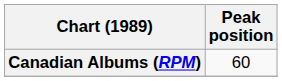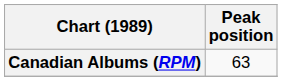(241, 62) 60 -> (241, 62) 63
